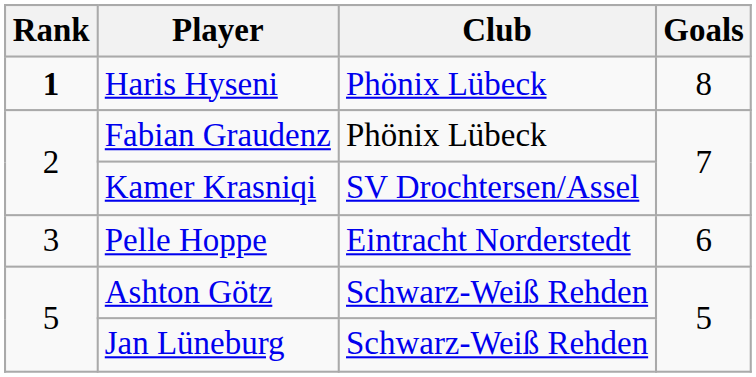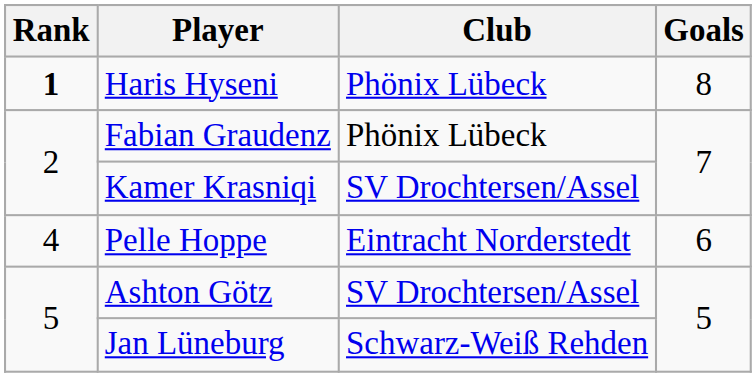(51, 239) 3 -> (51, 239) 4
(497, 291) Schwarz-Weiß Rehden -> (493, 291) SV Drochtersen/Assel
